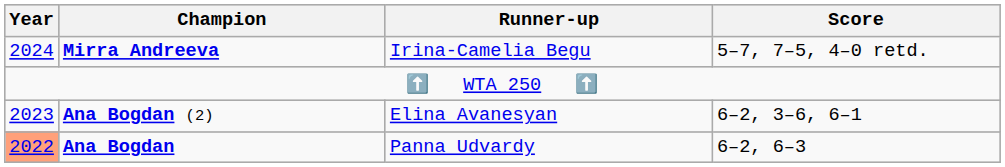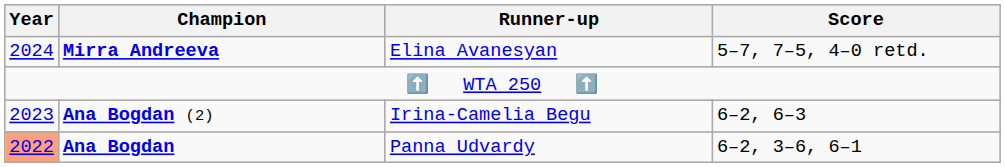(490, 51) Irina-Camelia Begu -> (474, 51) Elina Avanesyan
(474, 115) Elina Avanesyan -> (490, 115) Irina-Camelia Begu
(789, 115) 6–2, 3–6, 6–1 -> (761, 115) 6–2, 6–3
(761, 147) 6–2, 6–3 -> (789, 147) 6–2, 3–6, 6–1
